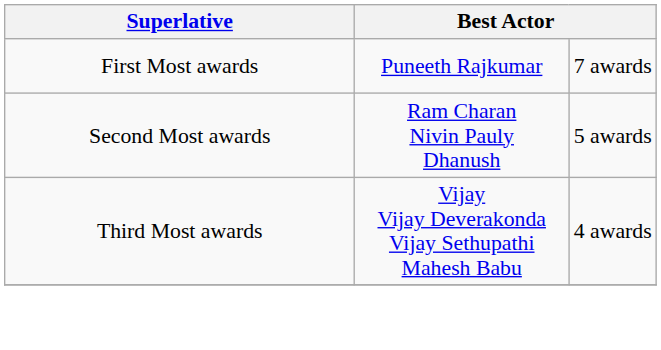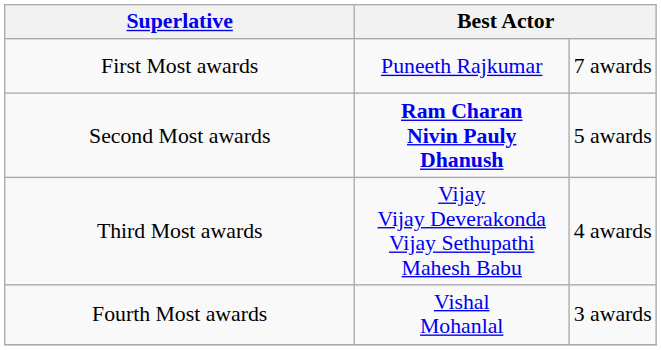(462, 135) normal -> (462, 135) bold
+ row: (180, 314)
